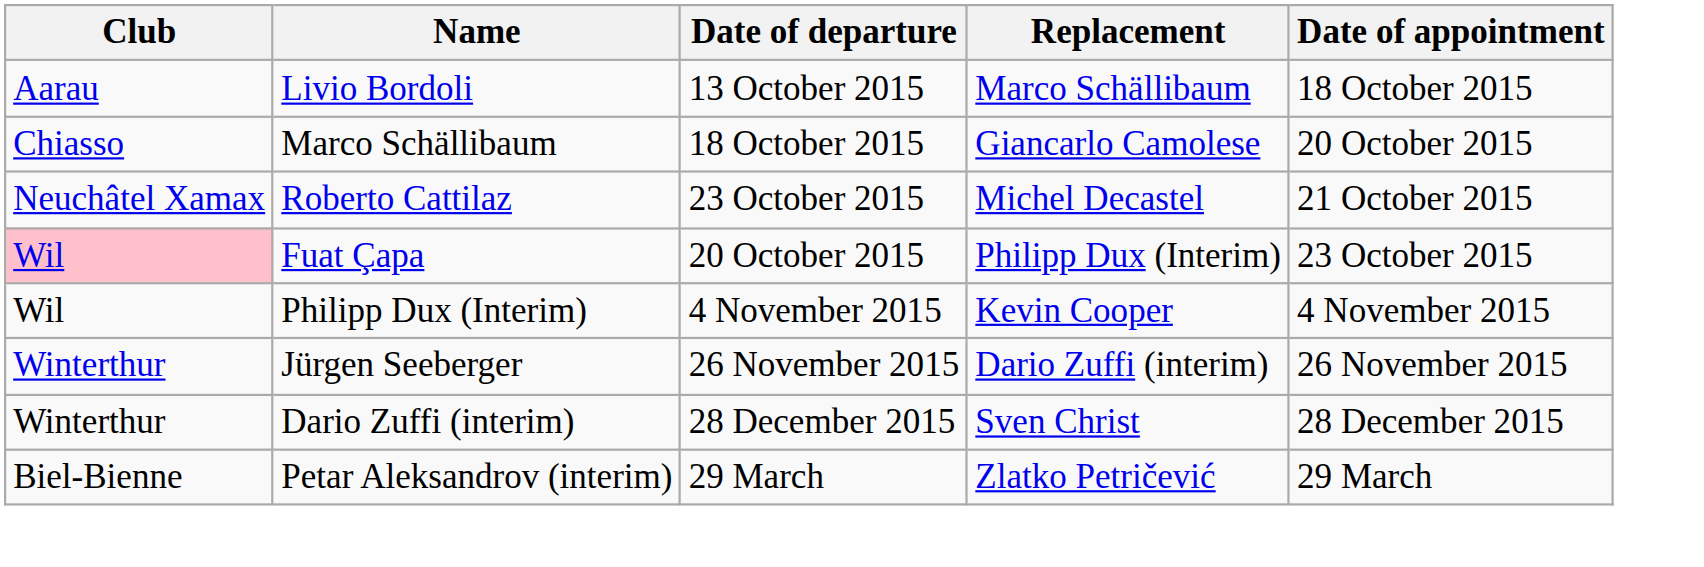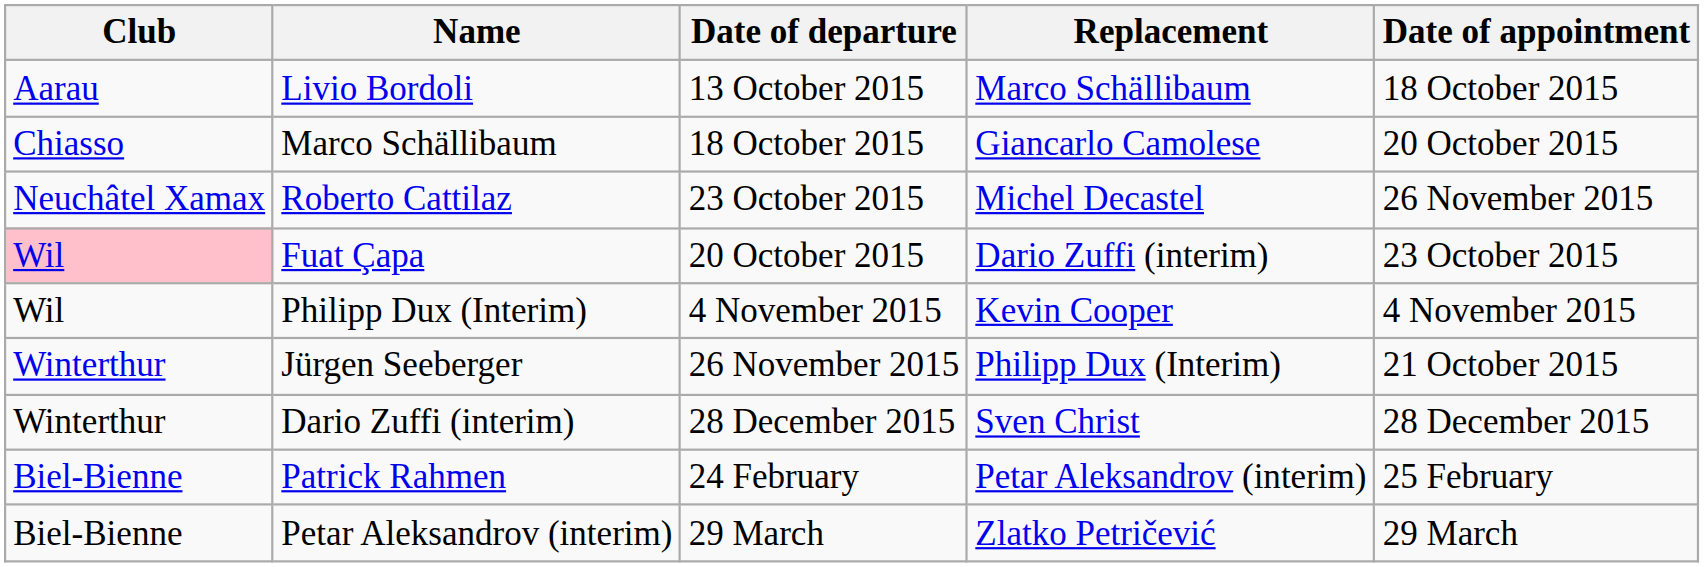(1415, 198) 21 October 2015 -> (1518, 198) 26 November 2015
(1128, 254) Philipp Dux (Interim) -> (1122, 254) Dario Zuffi (interim)
(1122, 365) Dario Zuffi (interim) -> (1128, 365) Philipp Dux (Interim)
(1432, 365) 26 November 2015 -> (1500, 365) 21 October 2015
+ row: (394, 476)
